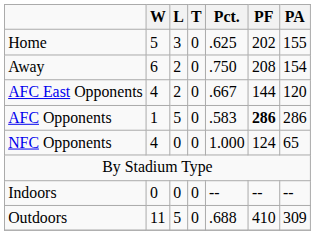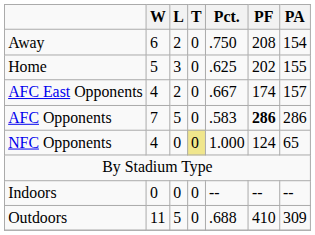rows swapped: (28, 42) <-> (26, 67)
(264, 92) 144 -> (264, 92) 174
(295, 92) 120 -> (295, 92) 157
(154, 117) 1 -> (154, 117) 7
(195, 142) no background -> (195, 142) khaki background
